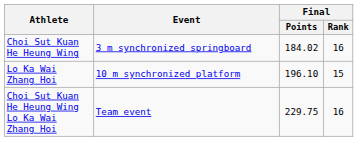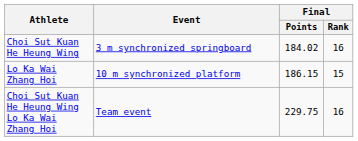(302, 74) 196.10 -> (302, 74) 186.15
